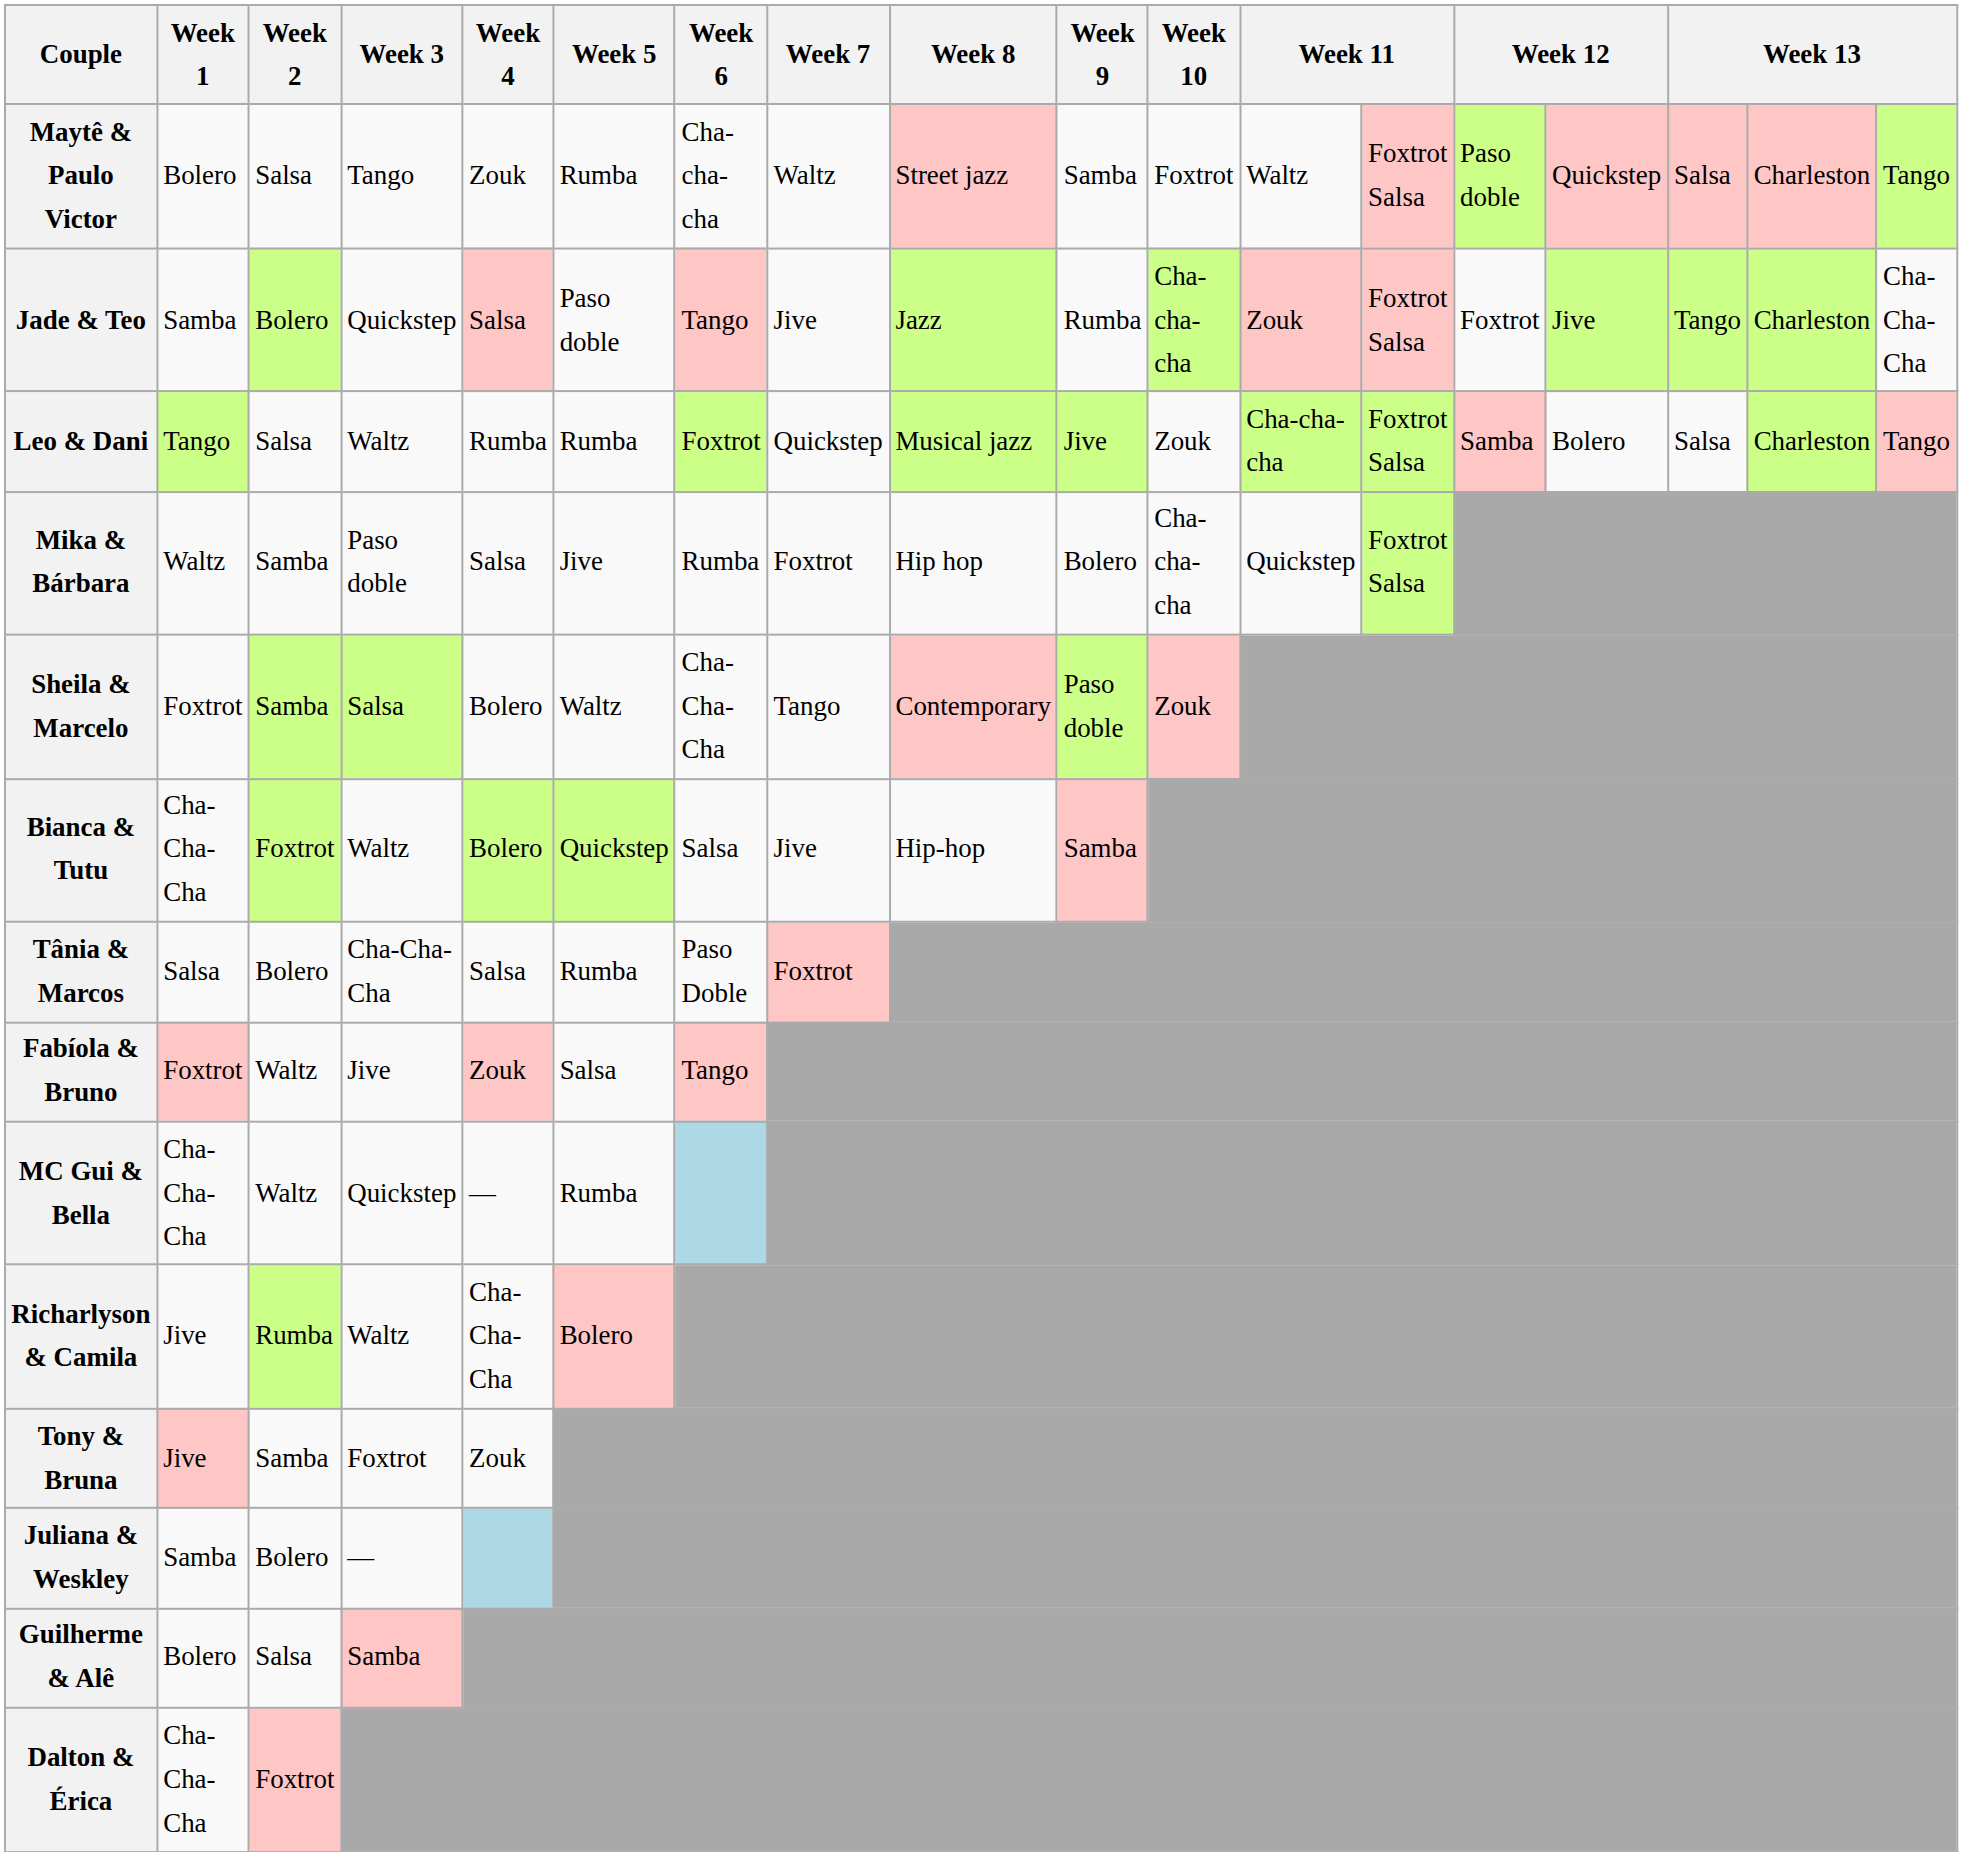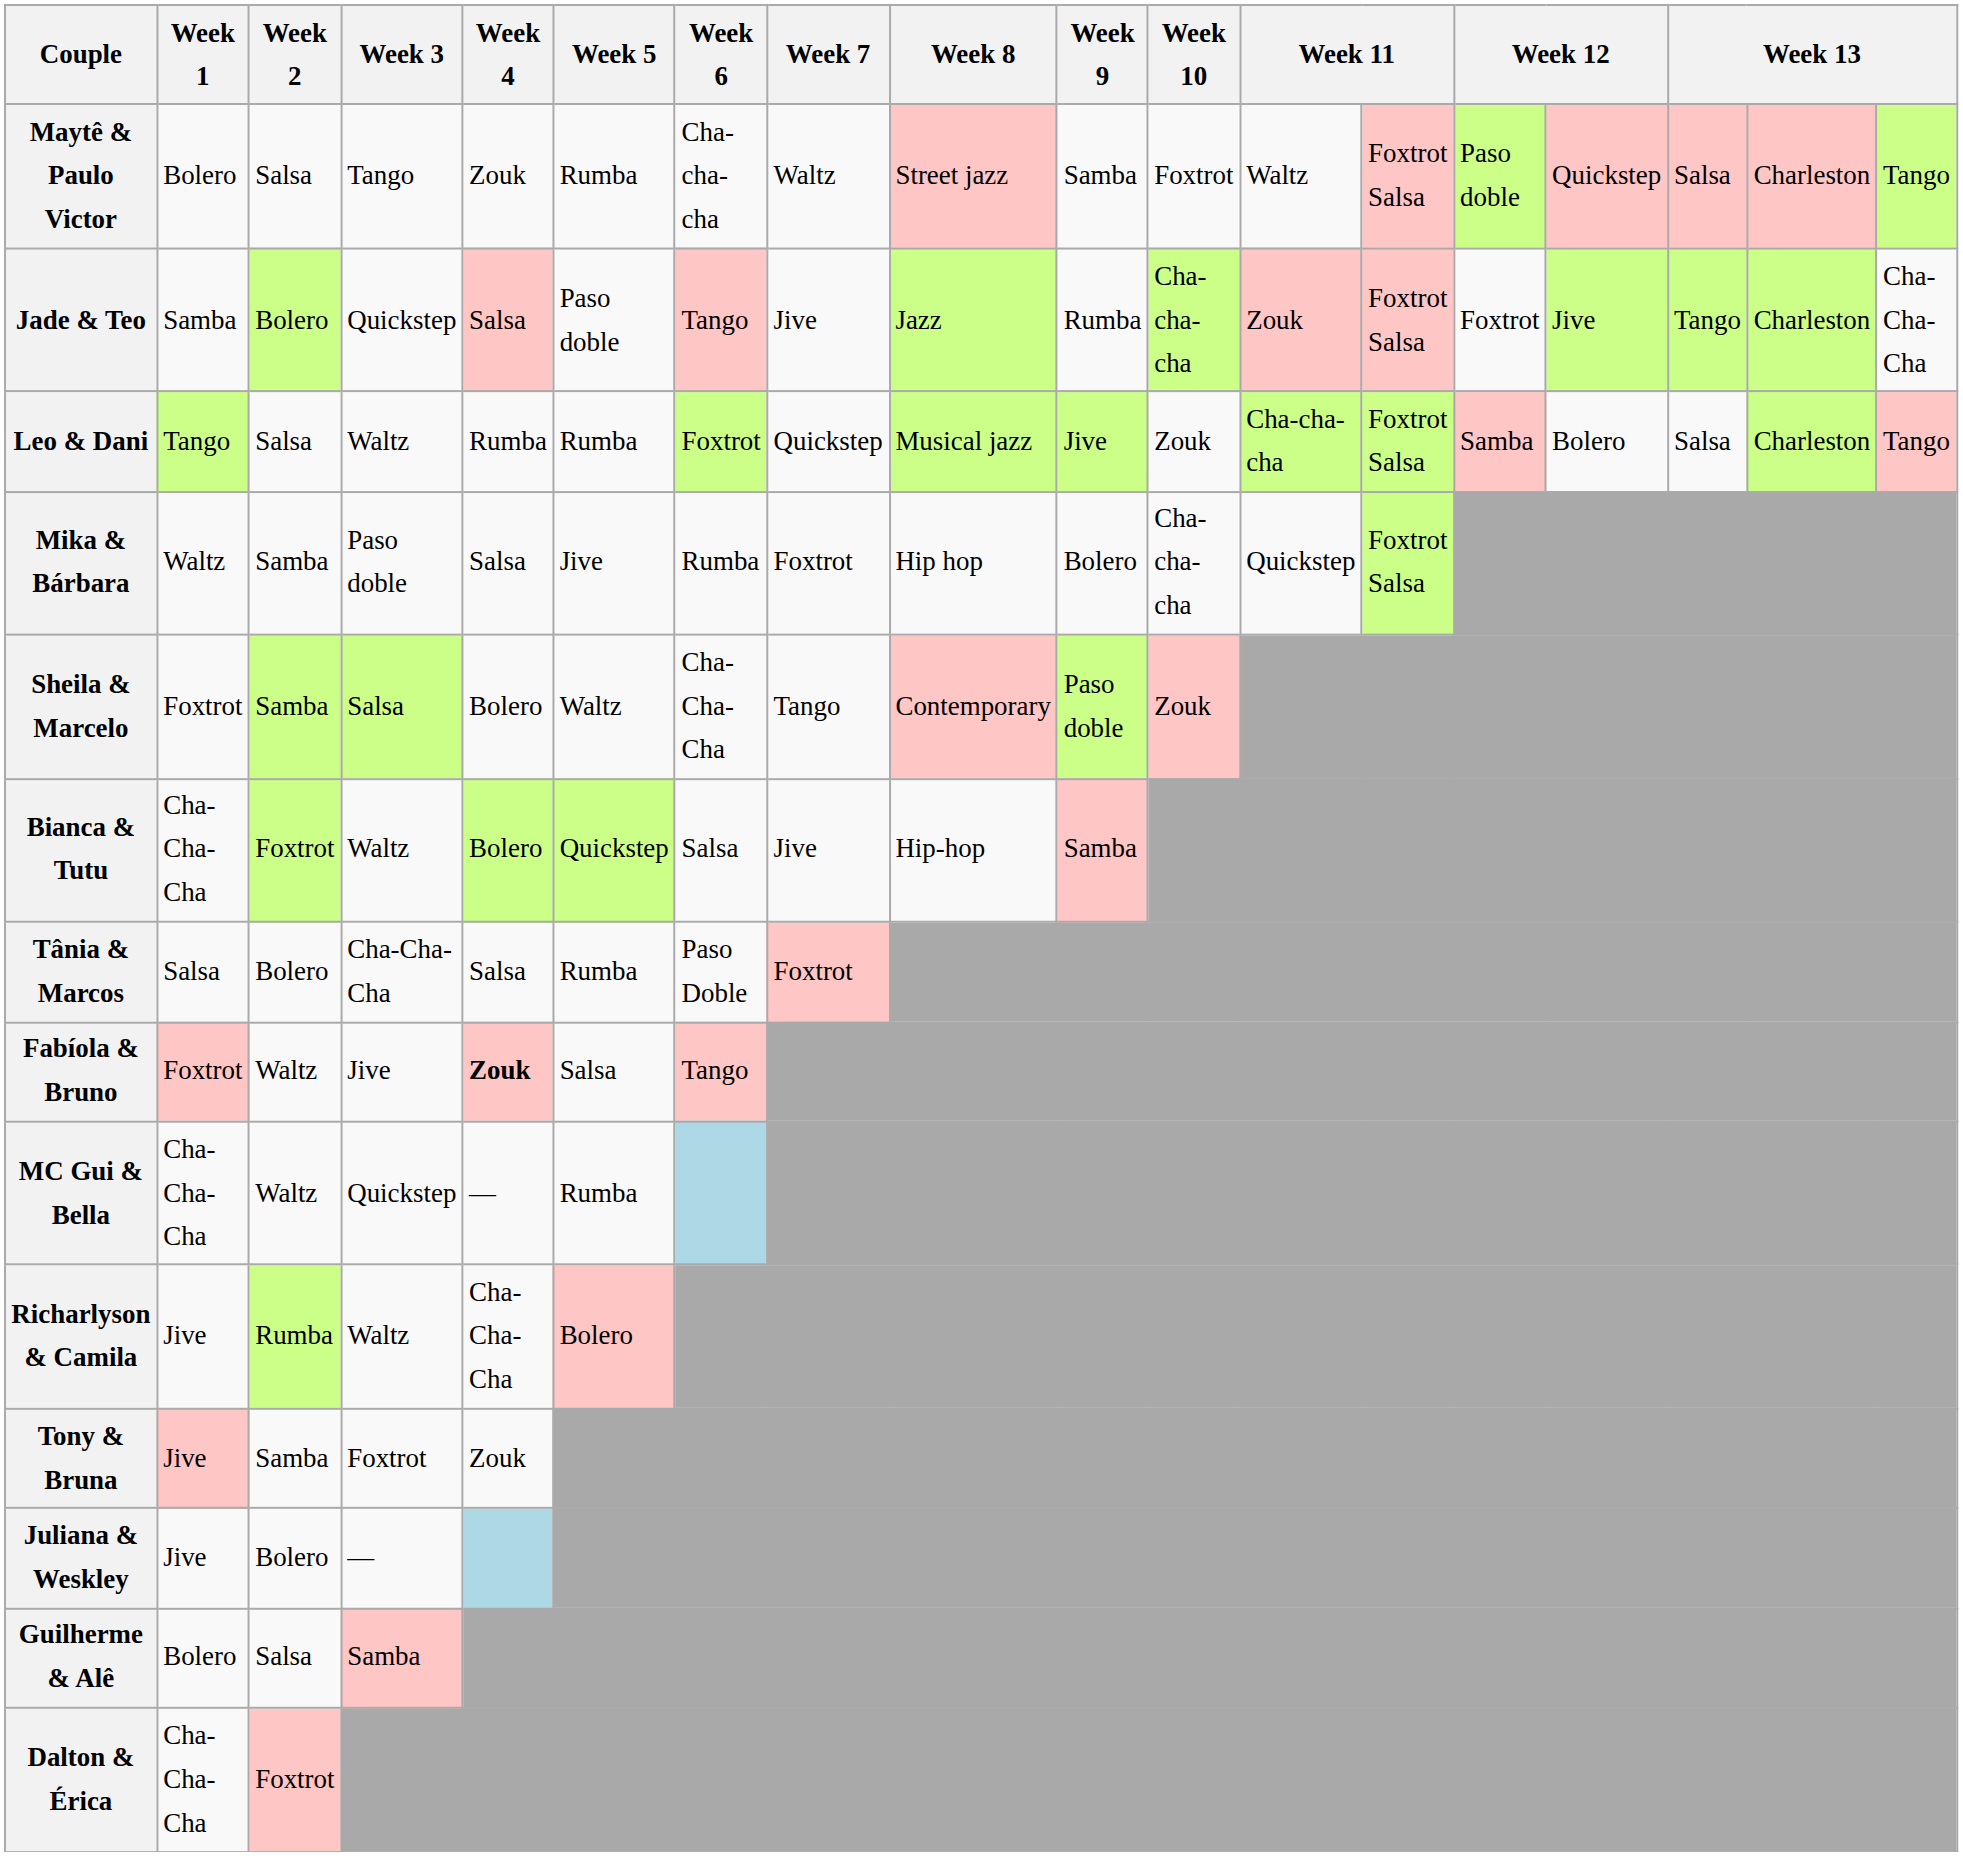(498, 1070) normal -> (500, 1070) bold
(200, 1557) Samba -> (185, 1557) Jive
